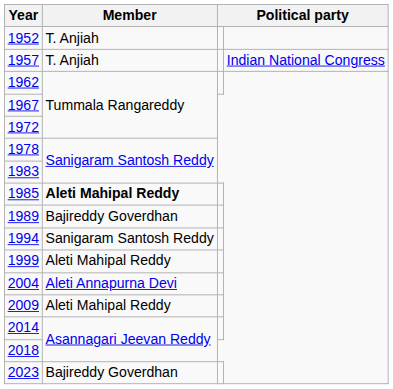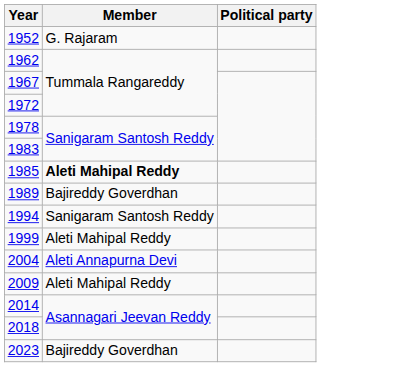(72, 37) T. Anjiah -> (81, 37) G. Rajaram
- row: (23, 60)
